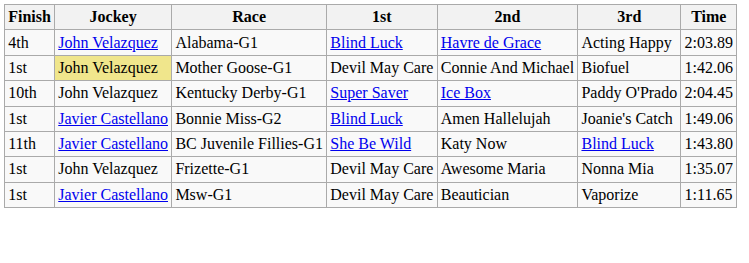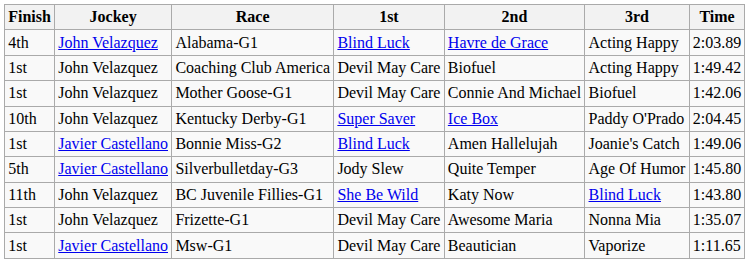+ row: (253, 67)
(108, 67) khaki background -> (108, 93) no background
+ row: (237, 169)
(113, 144) Javier Castellano -> (108, 194) John Velazquez
